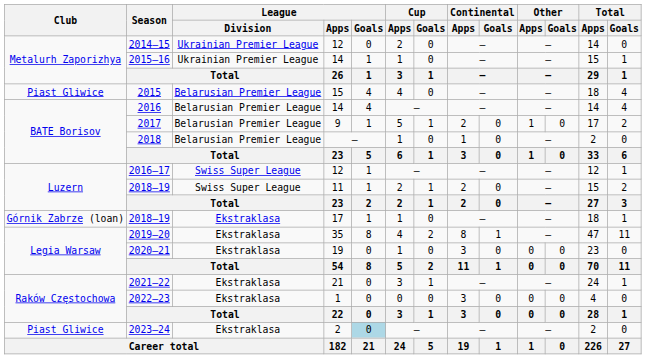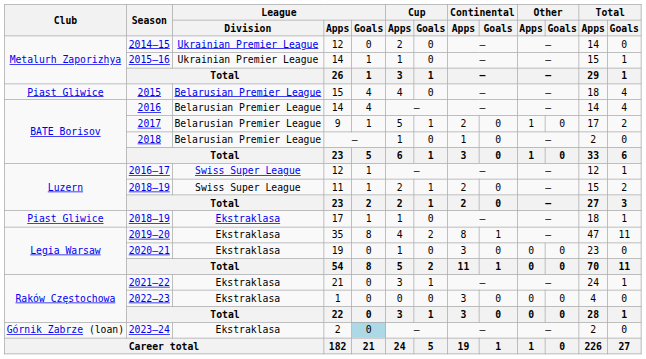(65, 219) Górnik Zabrze (loan) -> (65, 219) Piast Gliwice
(65, 330) Piast Gliwice -> (65, 330) Górnik Zabrze (loan)
